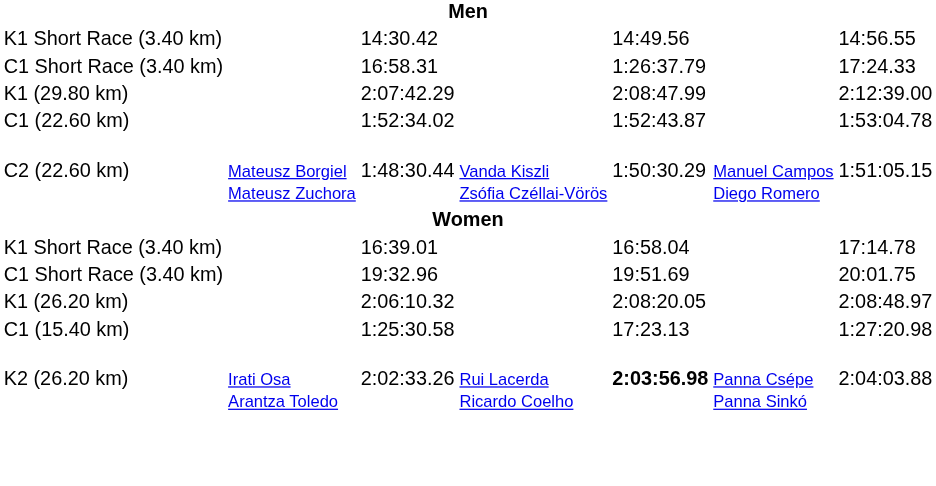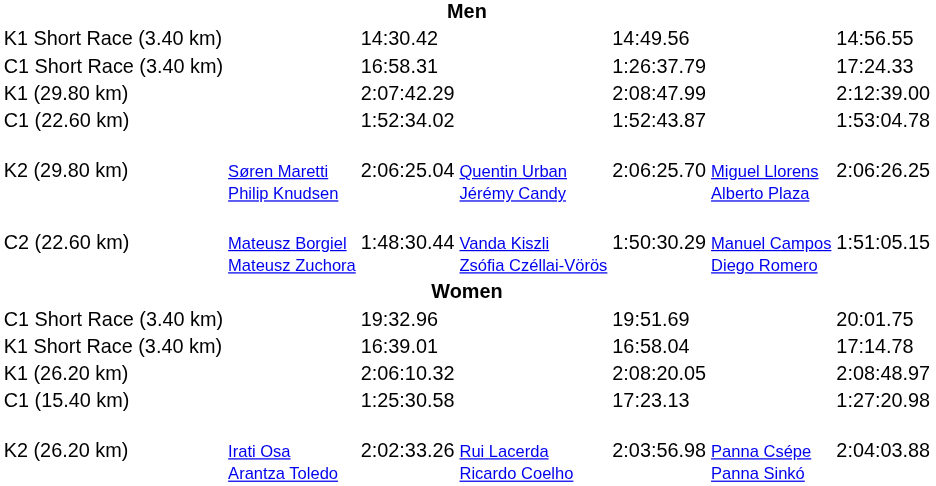+ row: (408, 170)
rows swapped: (399, 247) <-> (399, 274)
(660, 378) bold -> (659, 450) normal
